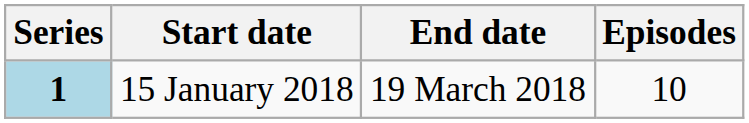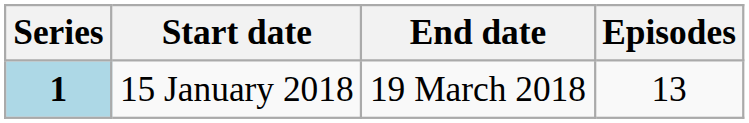(669, 88) 10 -> (669, 88) 13
